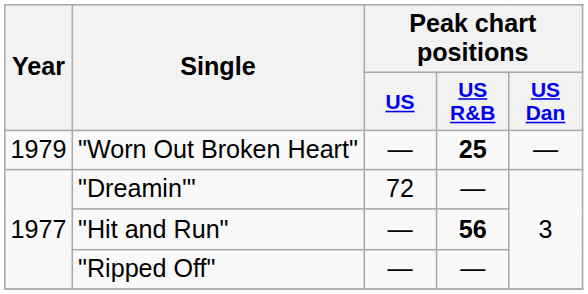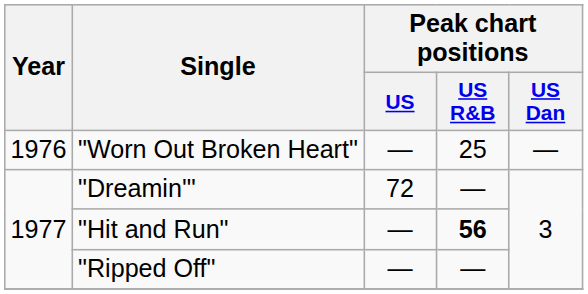(39, 149) 1979 -> (39, 149) 1976
(473, 149) bold -> (473, 149) normal
